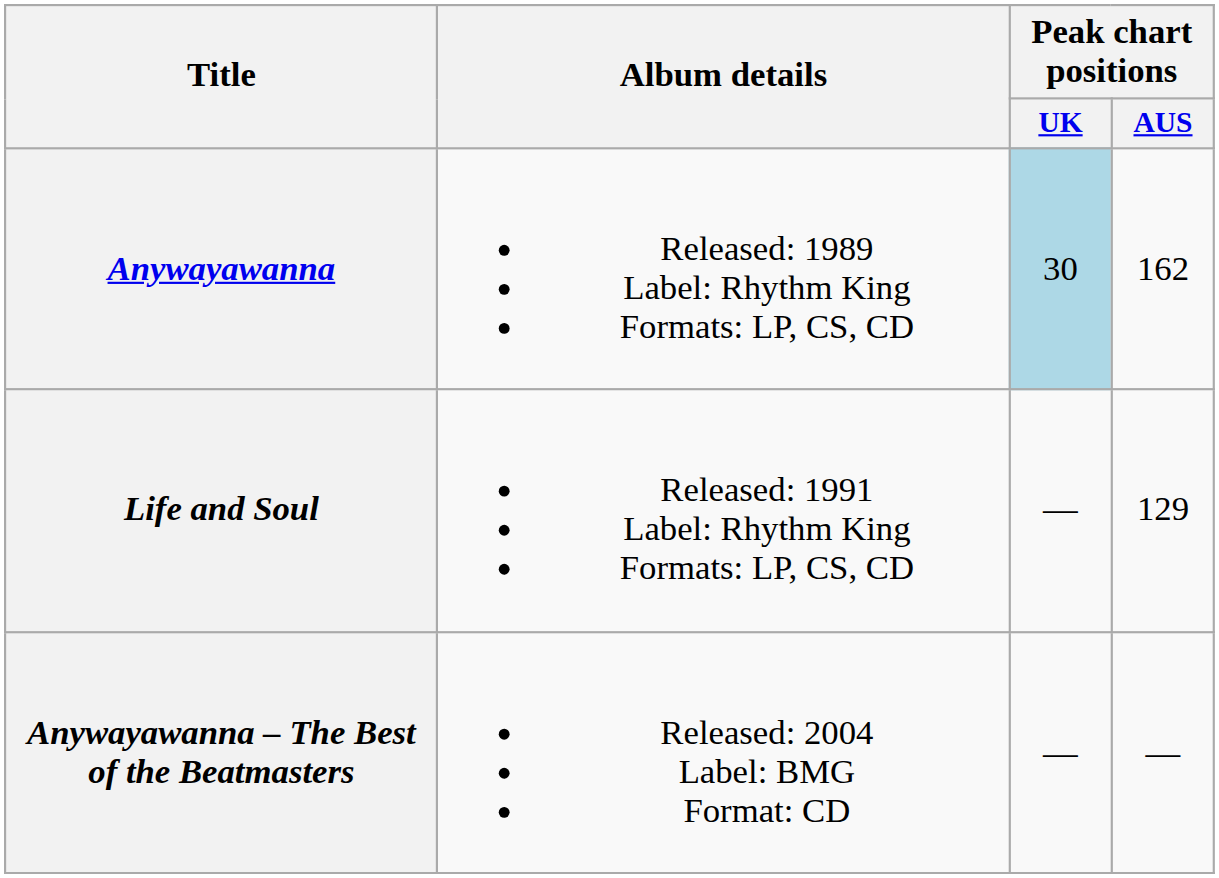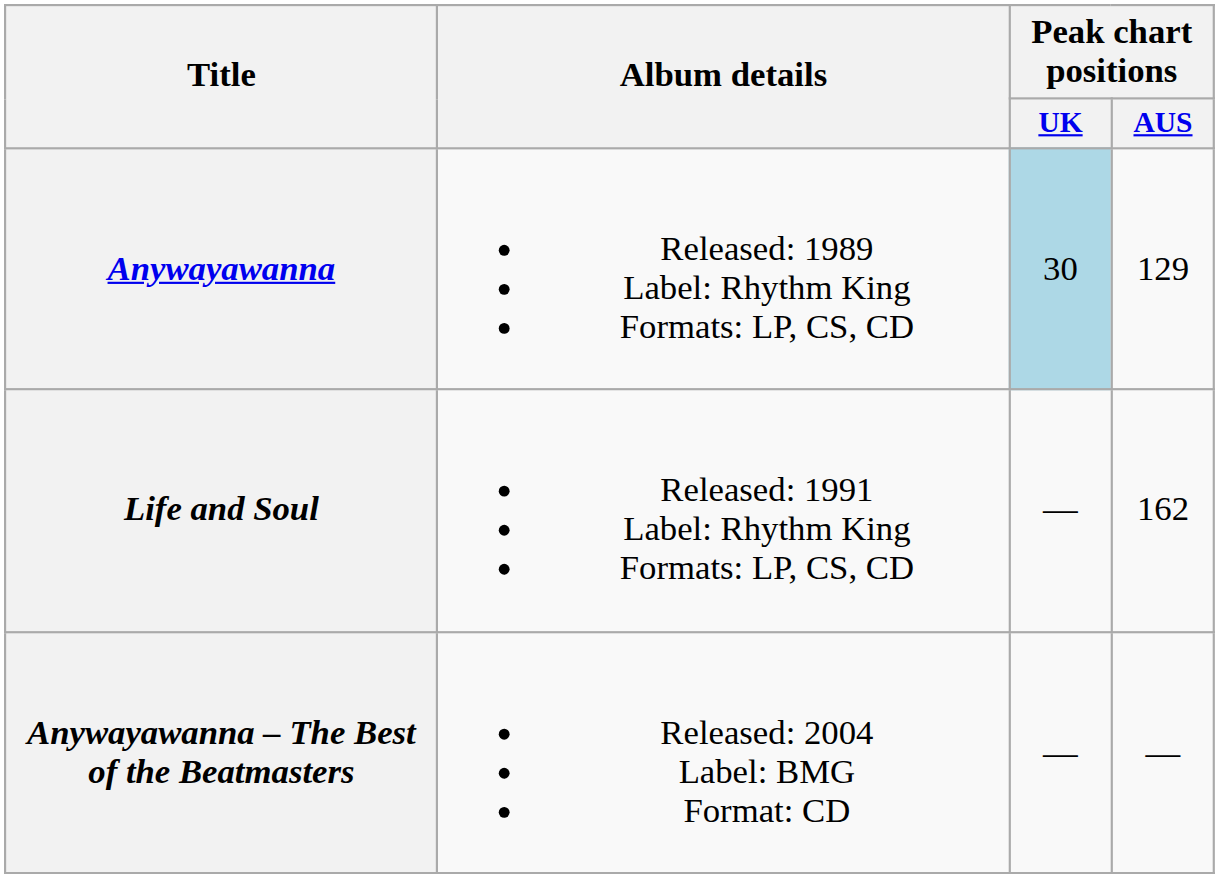(1163, 268) 162 -> (1163, 268) 129
(1163, 509) 129 -> (1163, 509) 162
